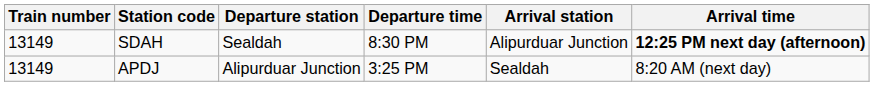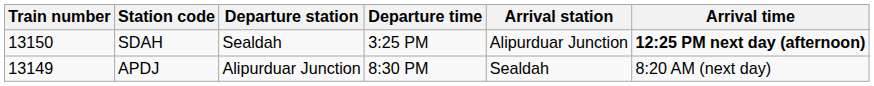(31, 42) 13149 -> (31, 42) 13150
(398, 42) 8:30 PM -> (398, 42) 3:25 PM
(398, 68) 3:25 PM -> (398, 68) 8:30 PM
